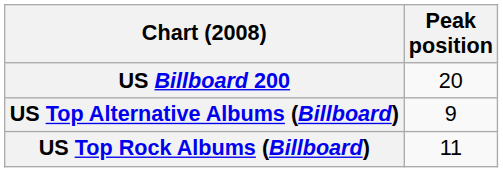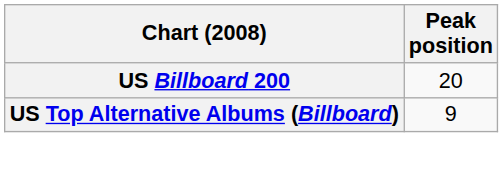- row: (204, 148)
